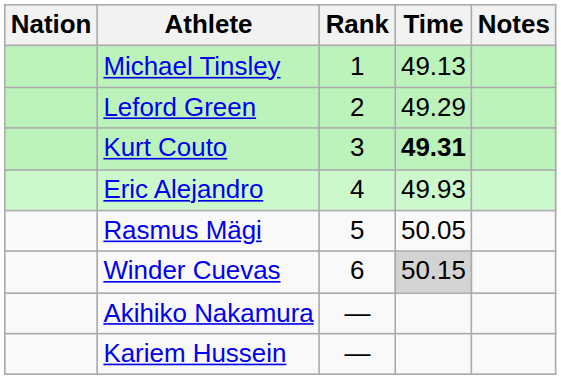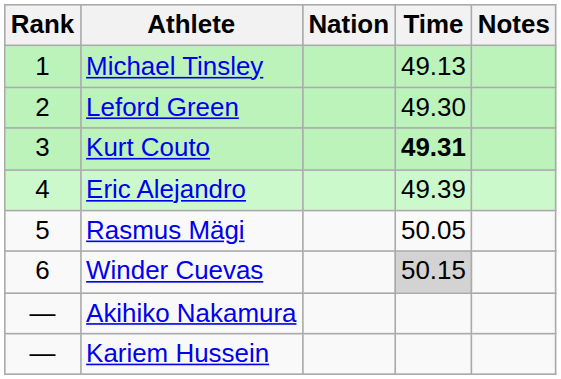columns swapped: (357, 25) <-> (51, 25)
(433, 107) 49.29 -> (433, 107) 49.30
(433, 189) 49.93 -> (433, 189) 49.39
